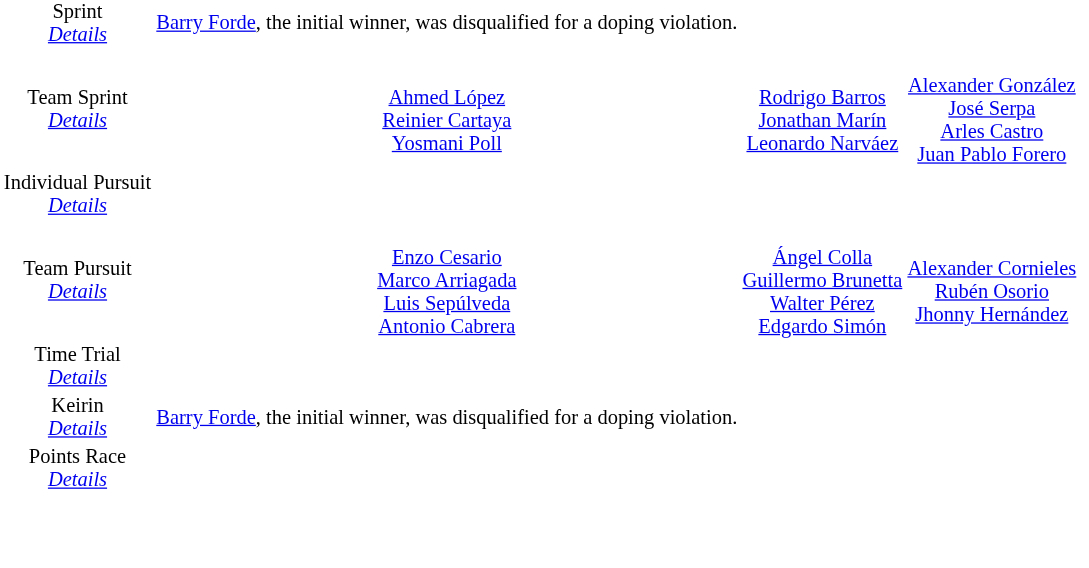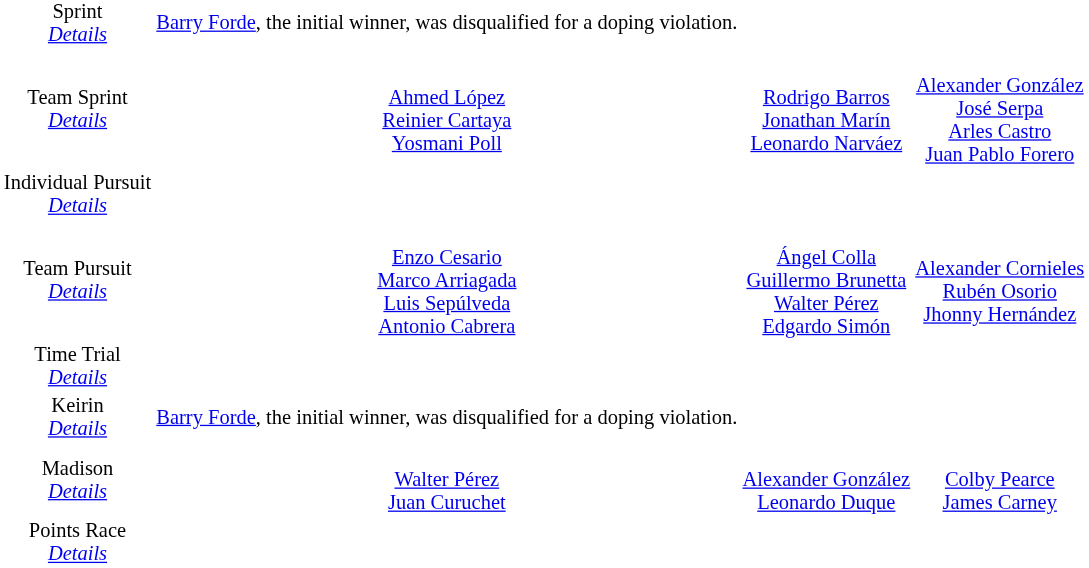+ row: (77, 479)
